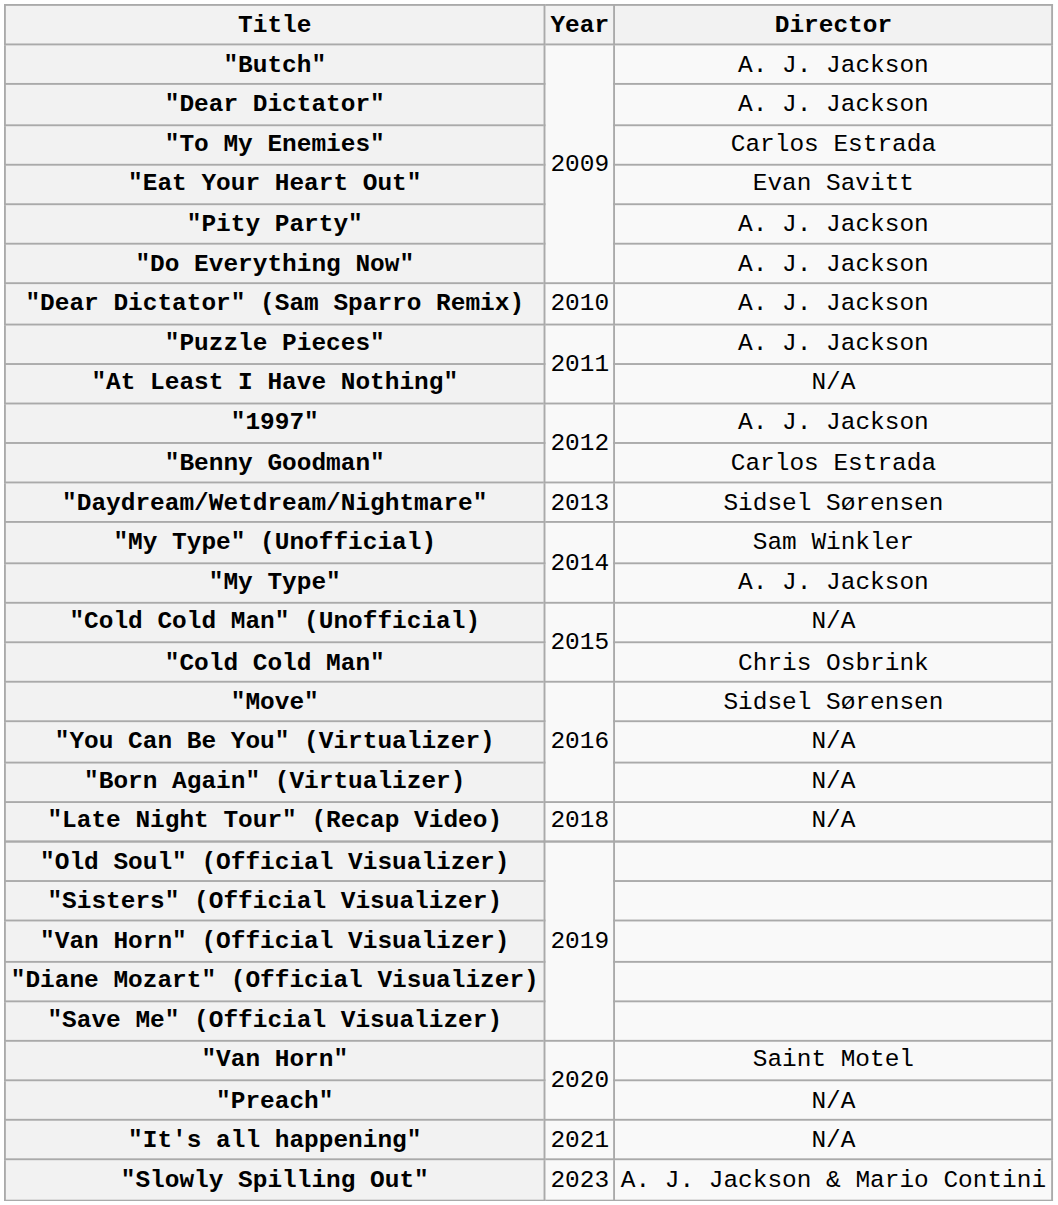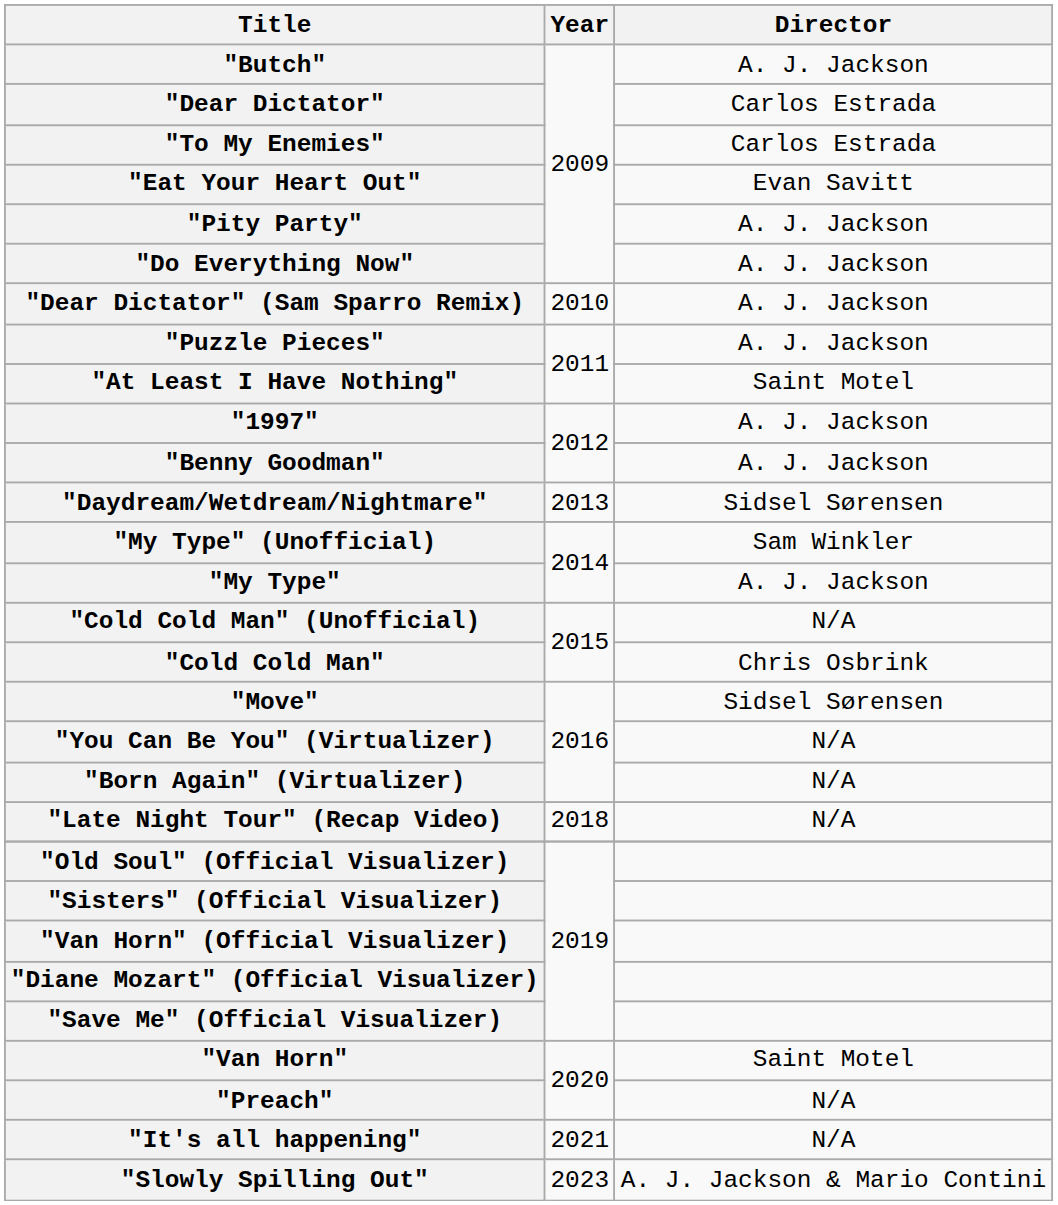(833, 105) A. J. Jackson -> (833, 105) Carlos Estrada
(833, 383) N/A -> (833, 383) Saint Motel
(833, 463) Carlos Estrada -> (833, 463) A. J. Jackson
